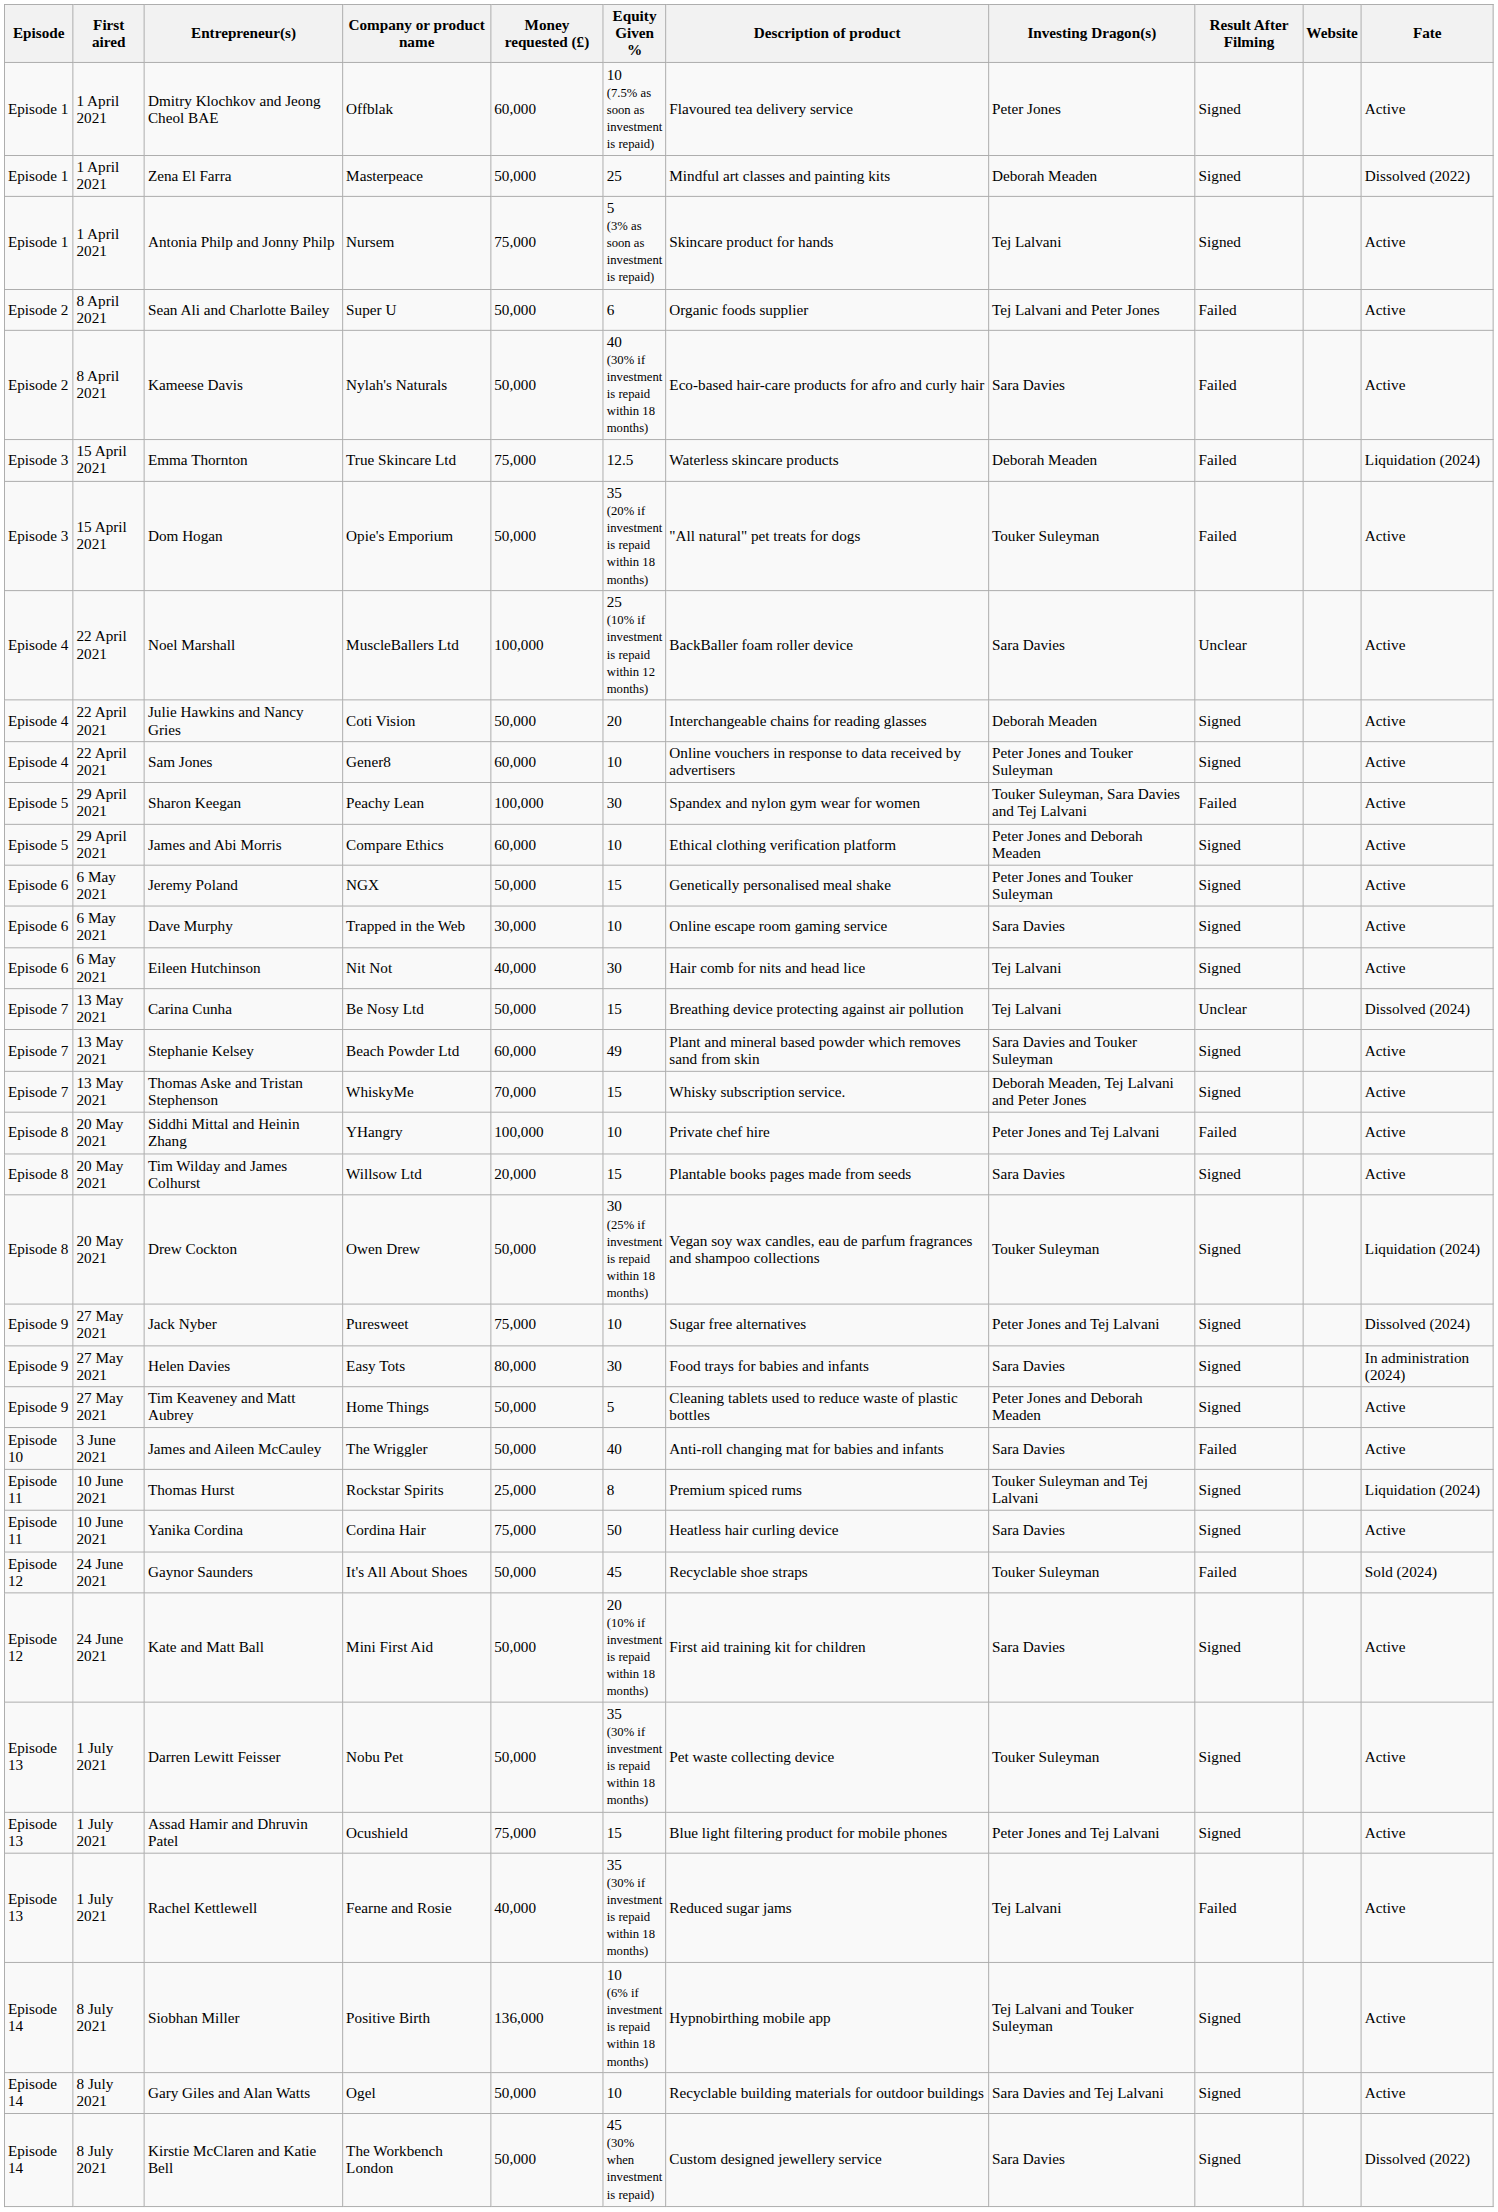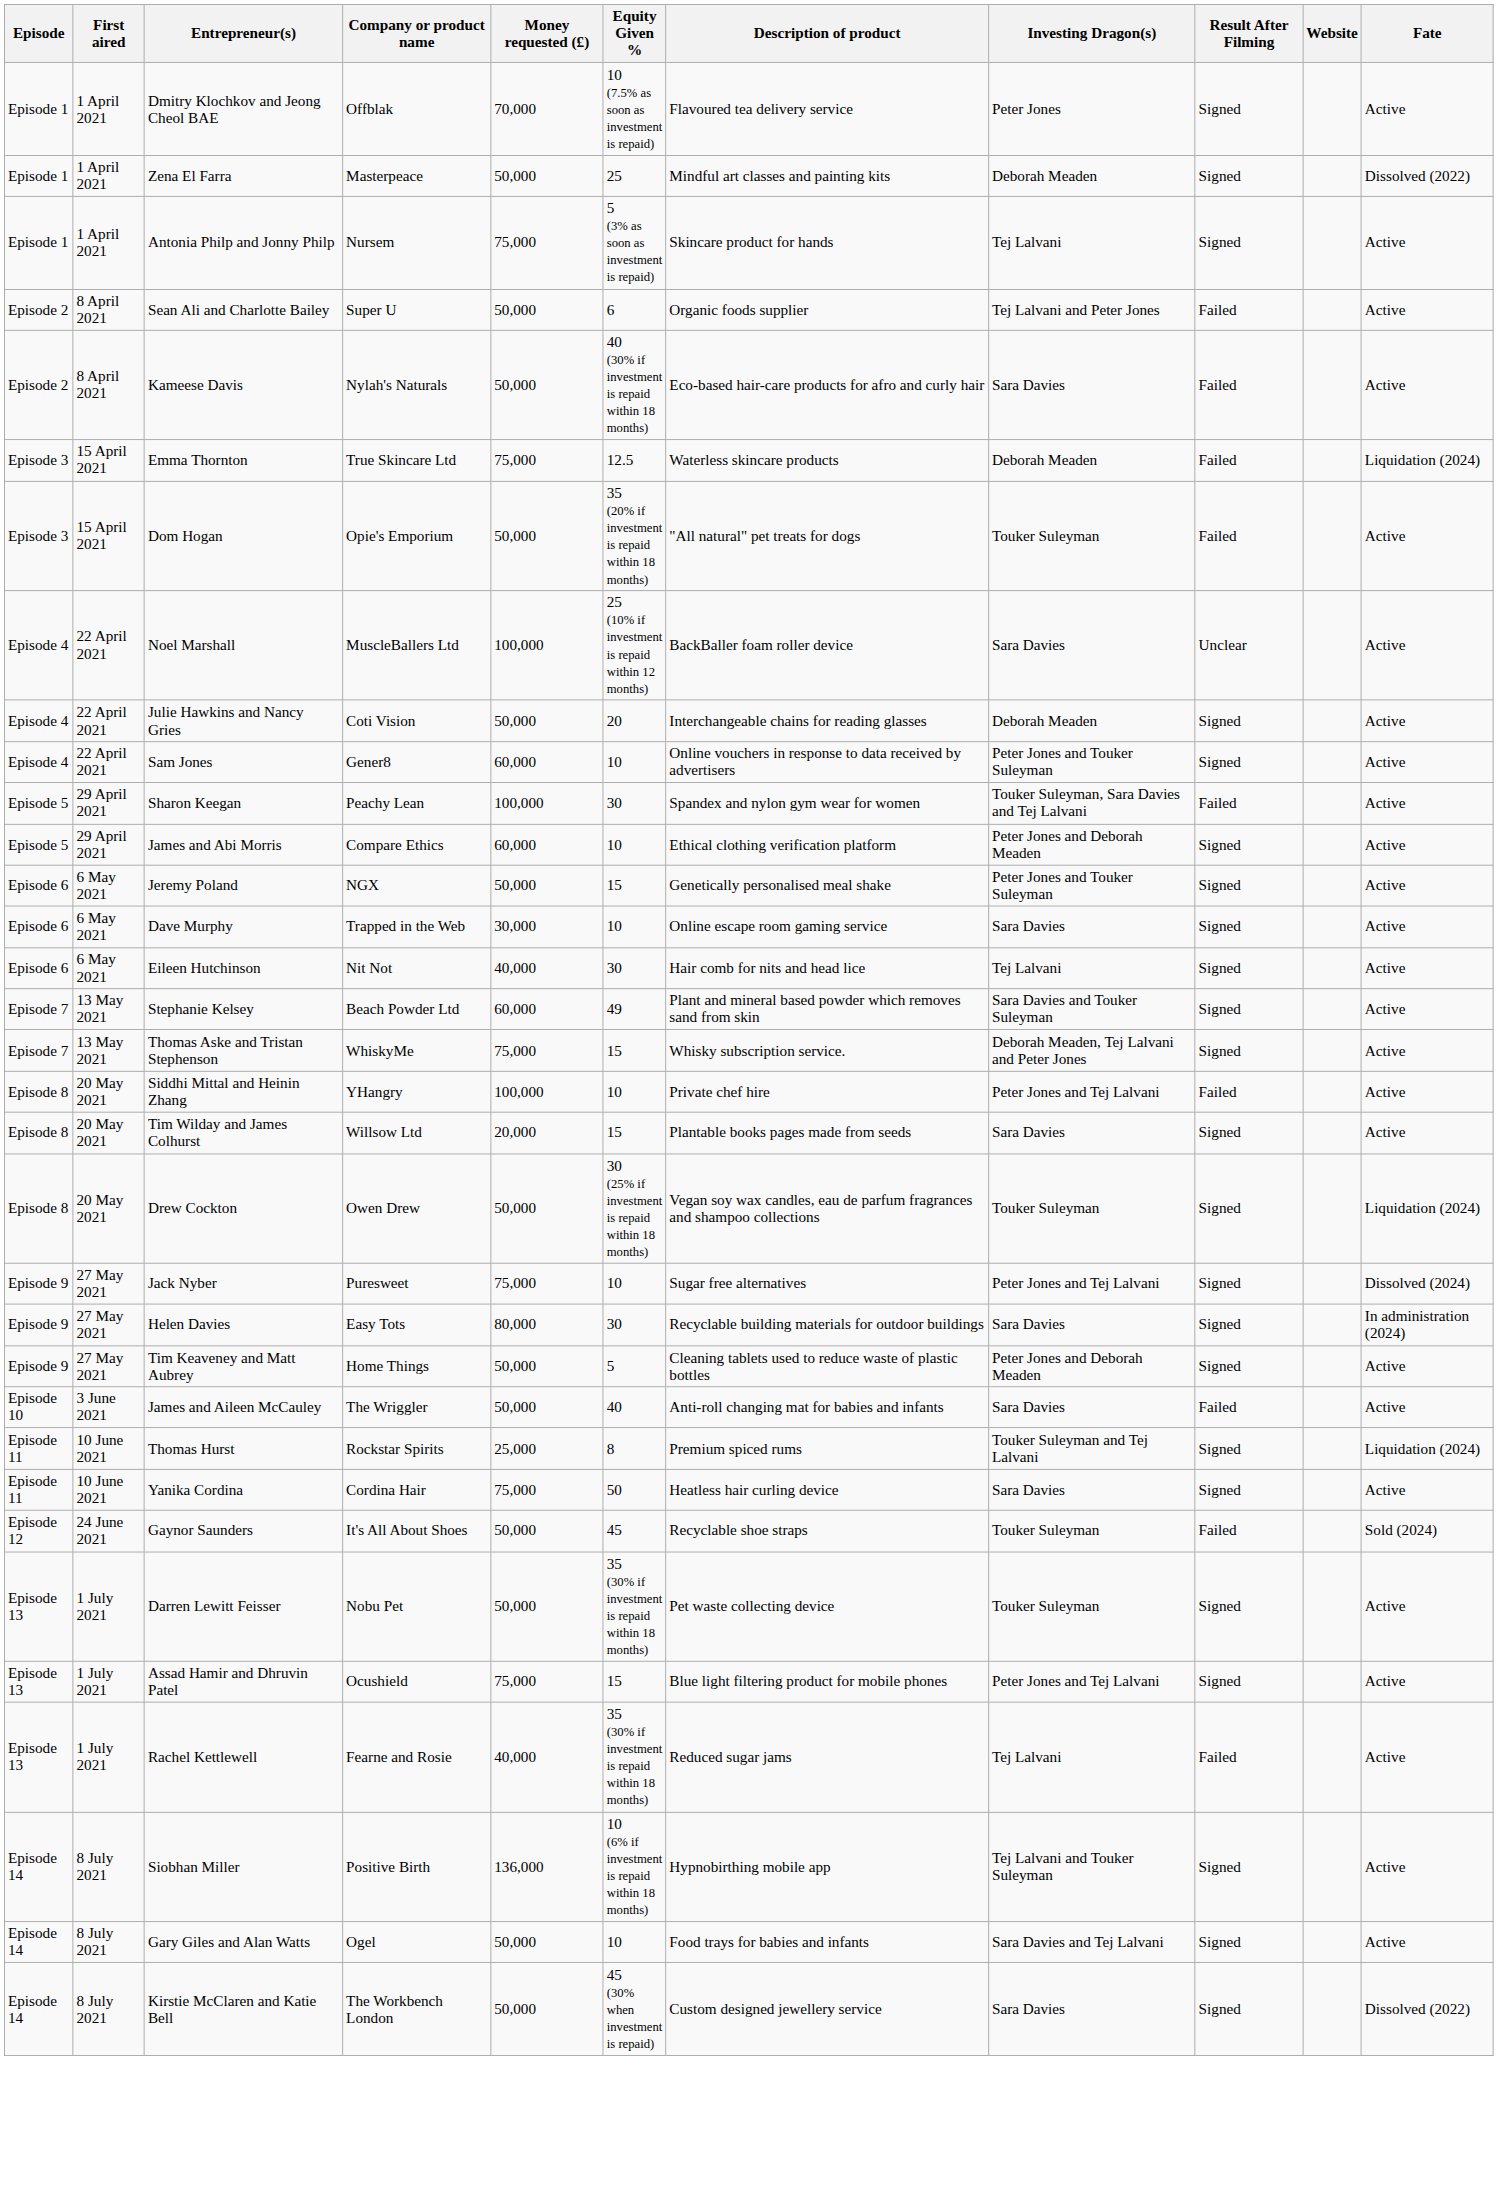(515, 109) 60,000 -> (515, 109) 70,000
- row: (190, 1009)
(515, 1091) 70,000 -> (515, 1050) 75,000
(769, 1366) Food trays for babies and infants -> (827, 1324) Recyclable building materials for outdoor buildings
- row: (206, 1647)
(827, 2093) Recyclable building materials for outdoor buildings -> (769, 1942) Food trays for babies and infants
